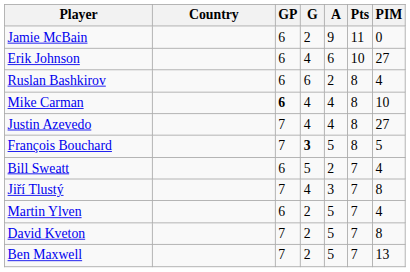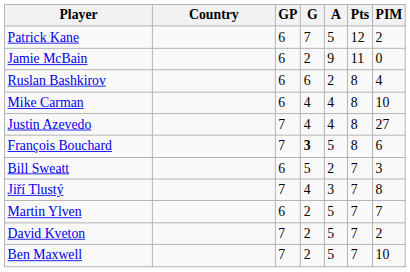+ row: (43, 37)
- row: (44, 59)
(282, 102) bold -> (282, 102) normal
(379, 146) 5 -> (379, 146) 6
(379, 168) 4 -> (379, 168) 3
(379, 211) 4 -> (379, 211) 7
(379, 233) 8 -> (379, 233) 2
(382, 255) 13 -> (382, 255) 10
